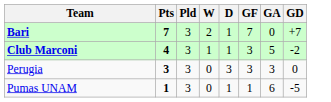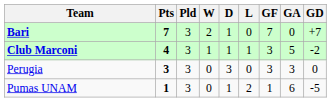+ column: (249, 13)
